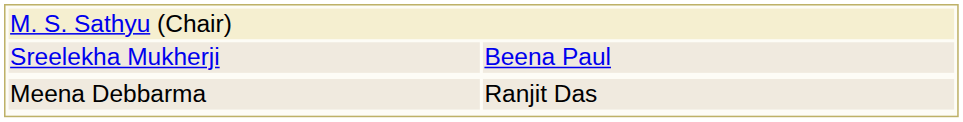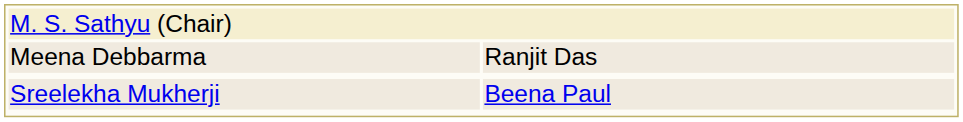rows swapped: (108, 94) <-> (115, 57)
